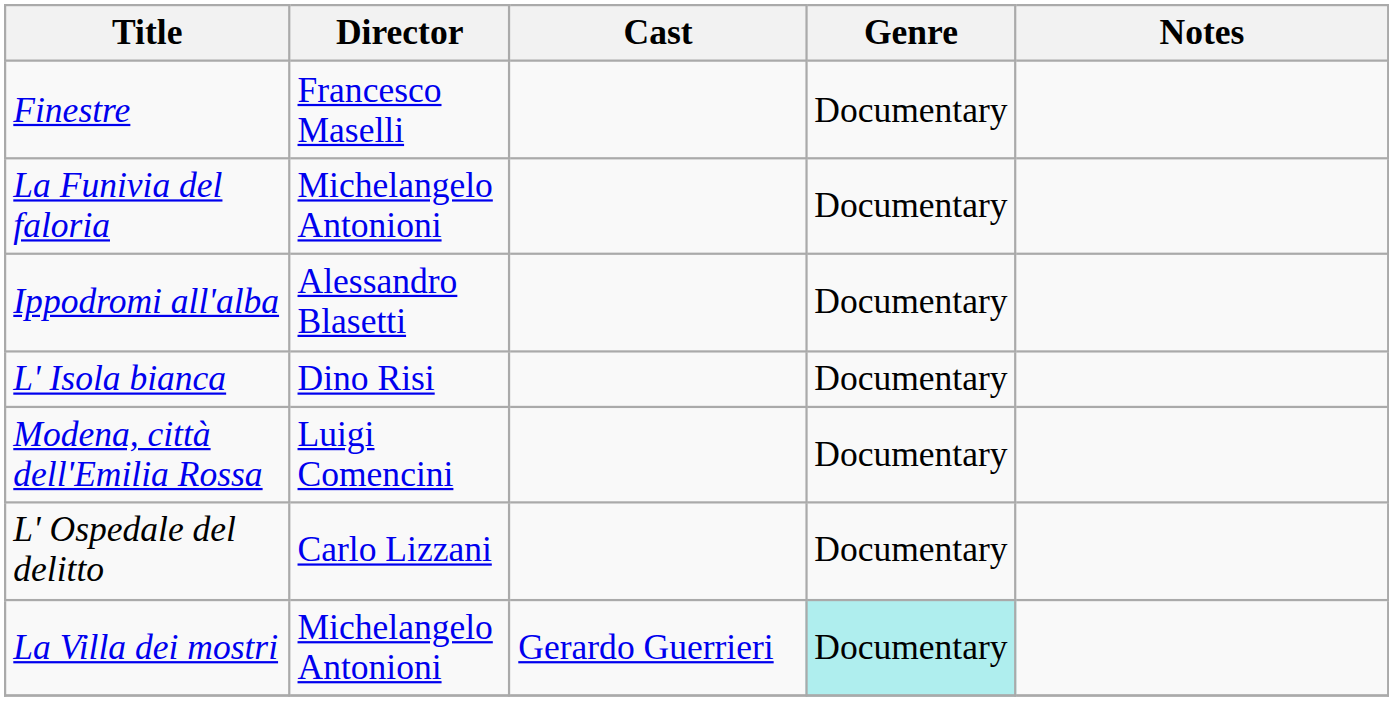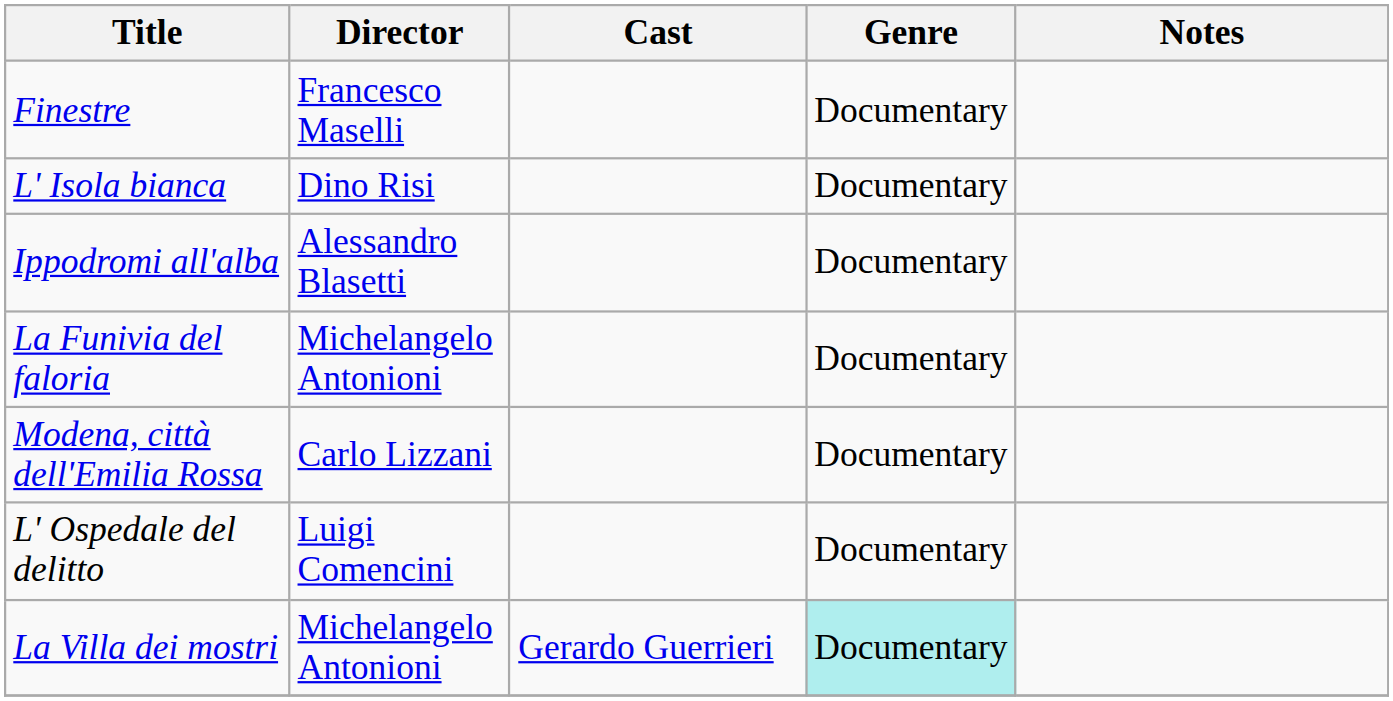rows swapped: (118, 205) <-> (120, 377)
(375, 454) Luigi Comencini -> (395, 454) Carlo Lizzani
(395, 550) Carlo Lizzani -> (375, 550) Luigi Comencini
